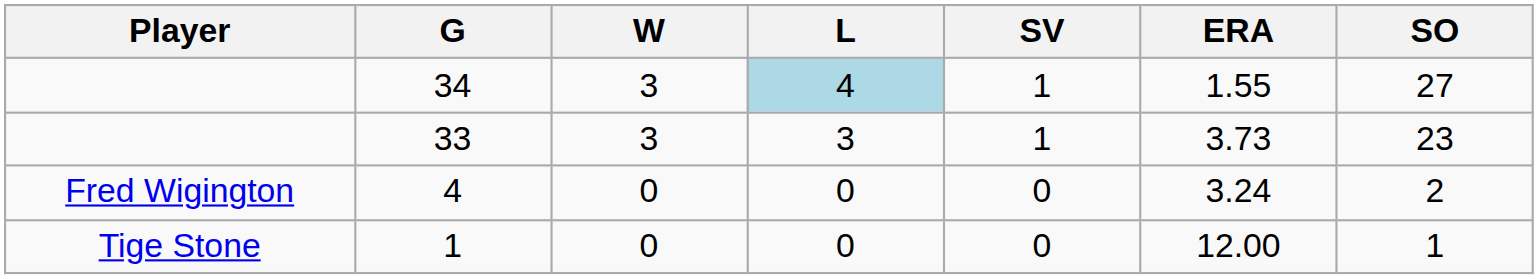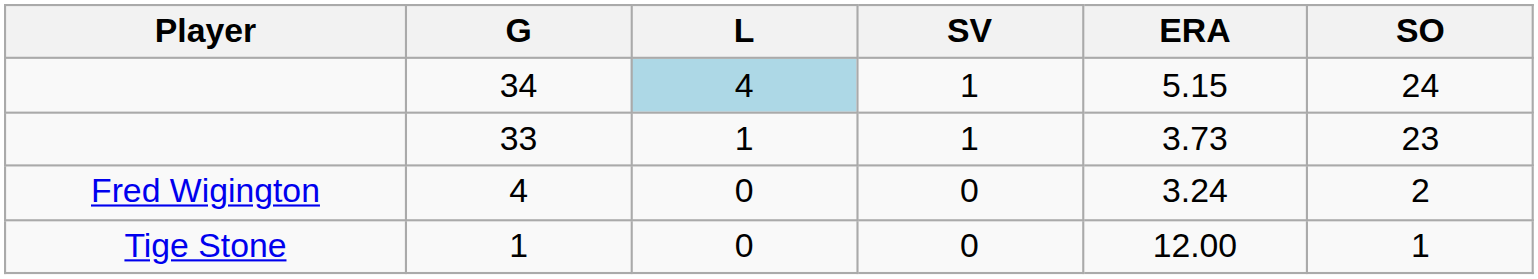- column: (649, 31)
(1238, 84) 1.55 -> (1195, 84) 5.15
(1435, 84) 27 -> (1420, 84) 24
(845, 138) 3 -> (744, 138) 1
